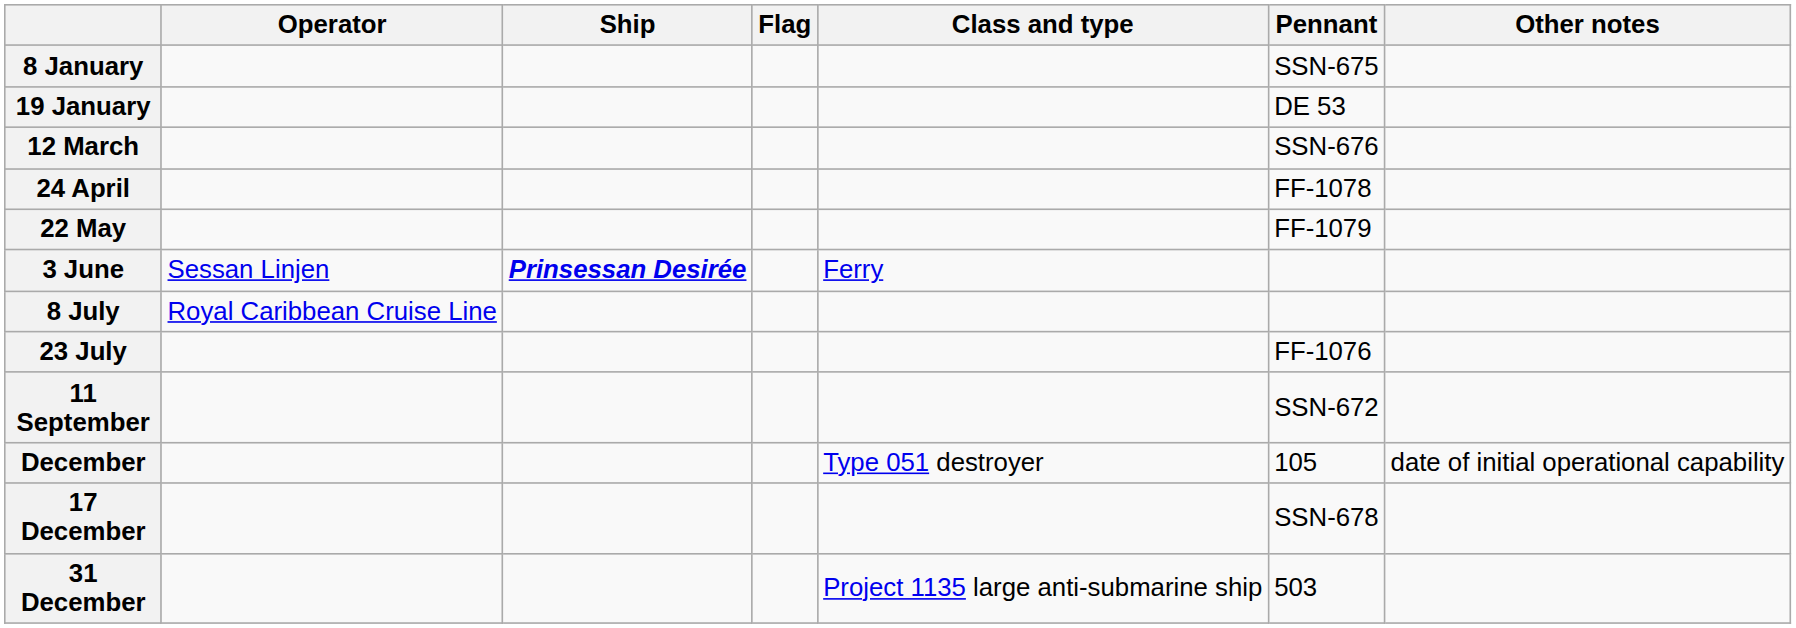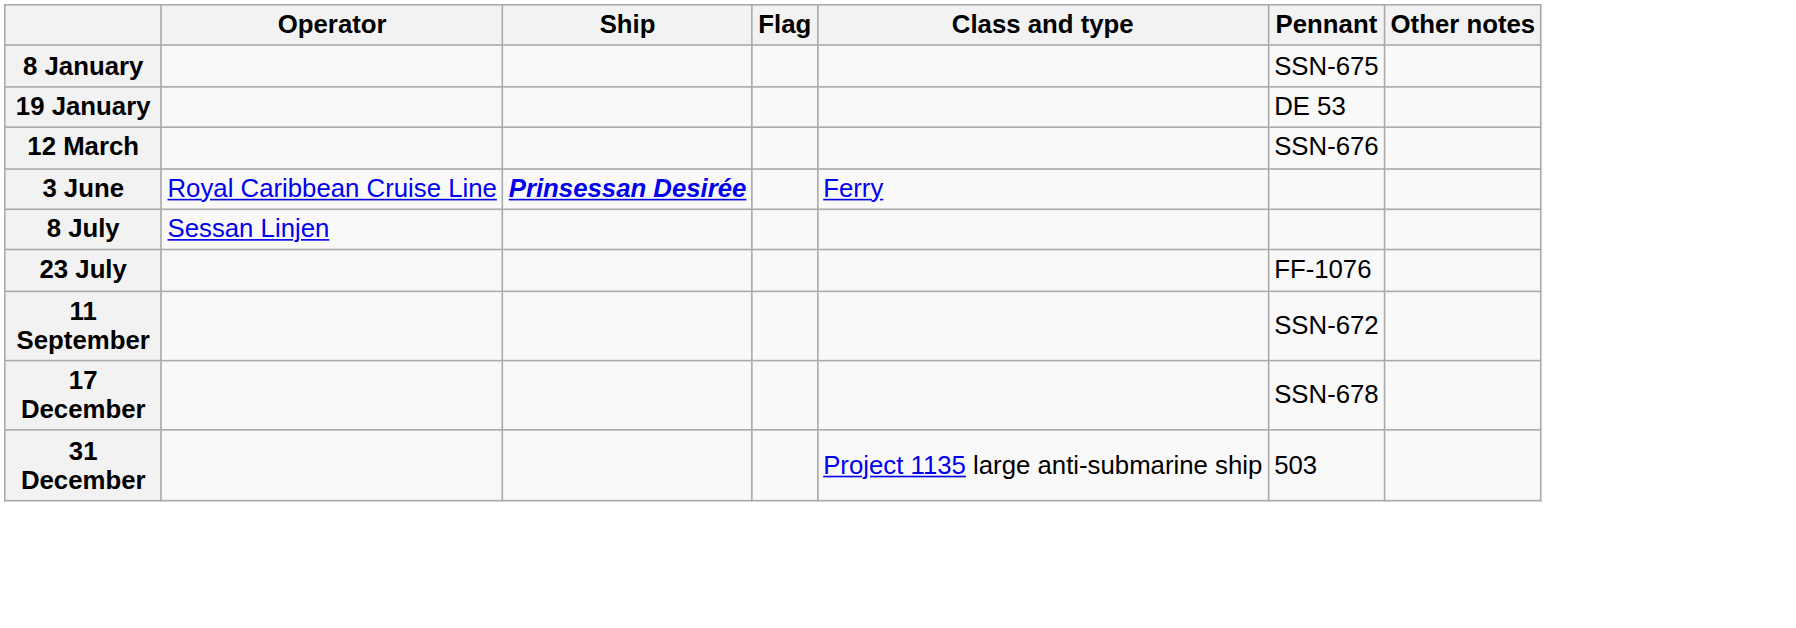- row: (83, 188)
- row: (83, 229)
(248, 270) Sessan Linjen -> (332, 188) Royal Caribbean Cruise Line
(332, 310) Royal Caribbean Cruise Line -> (248, 229) Sessan Linjen
- row: (83, 462)
